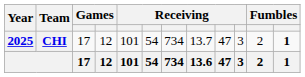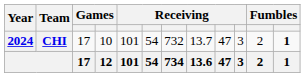(20, 41) 2025 -> (20, 41) 2024
(106, 41) 12 -> (106, 41) 10
(174, 41) 734 -> (174, 41) 732
